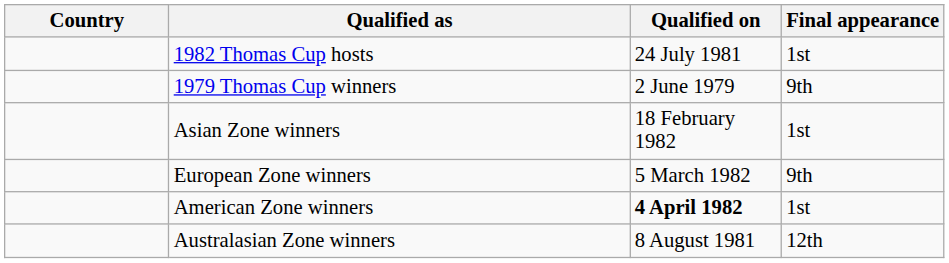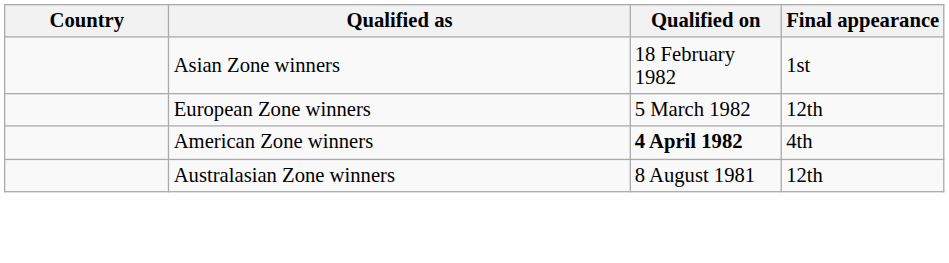- row: (274, 53)
- row: (285, 86)
(799, 175) 9th -> (804, 109) 12th
(798, 207) 1st -> (799, 142) 4th
